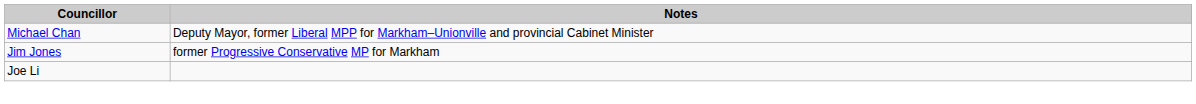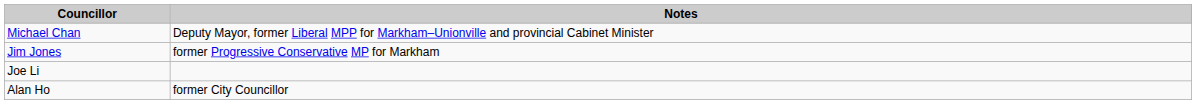+ row: (28, 90)
